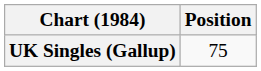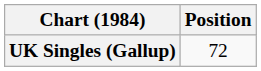(218, 50) 75 -> (218, 50) 72
